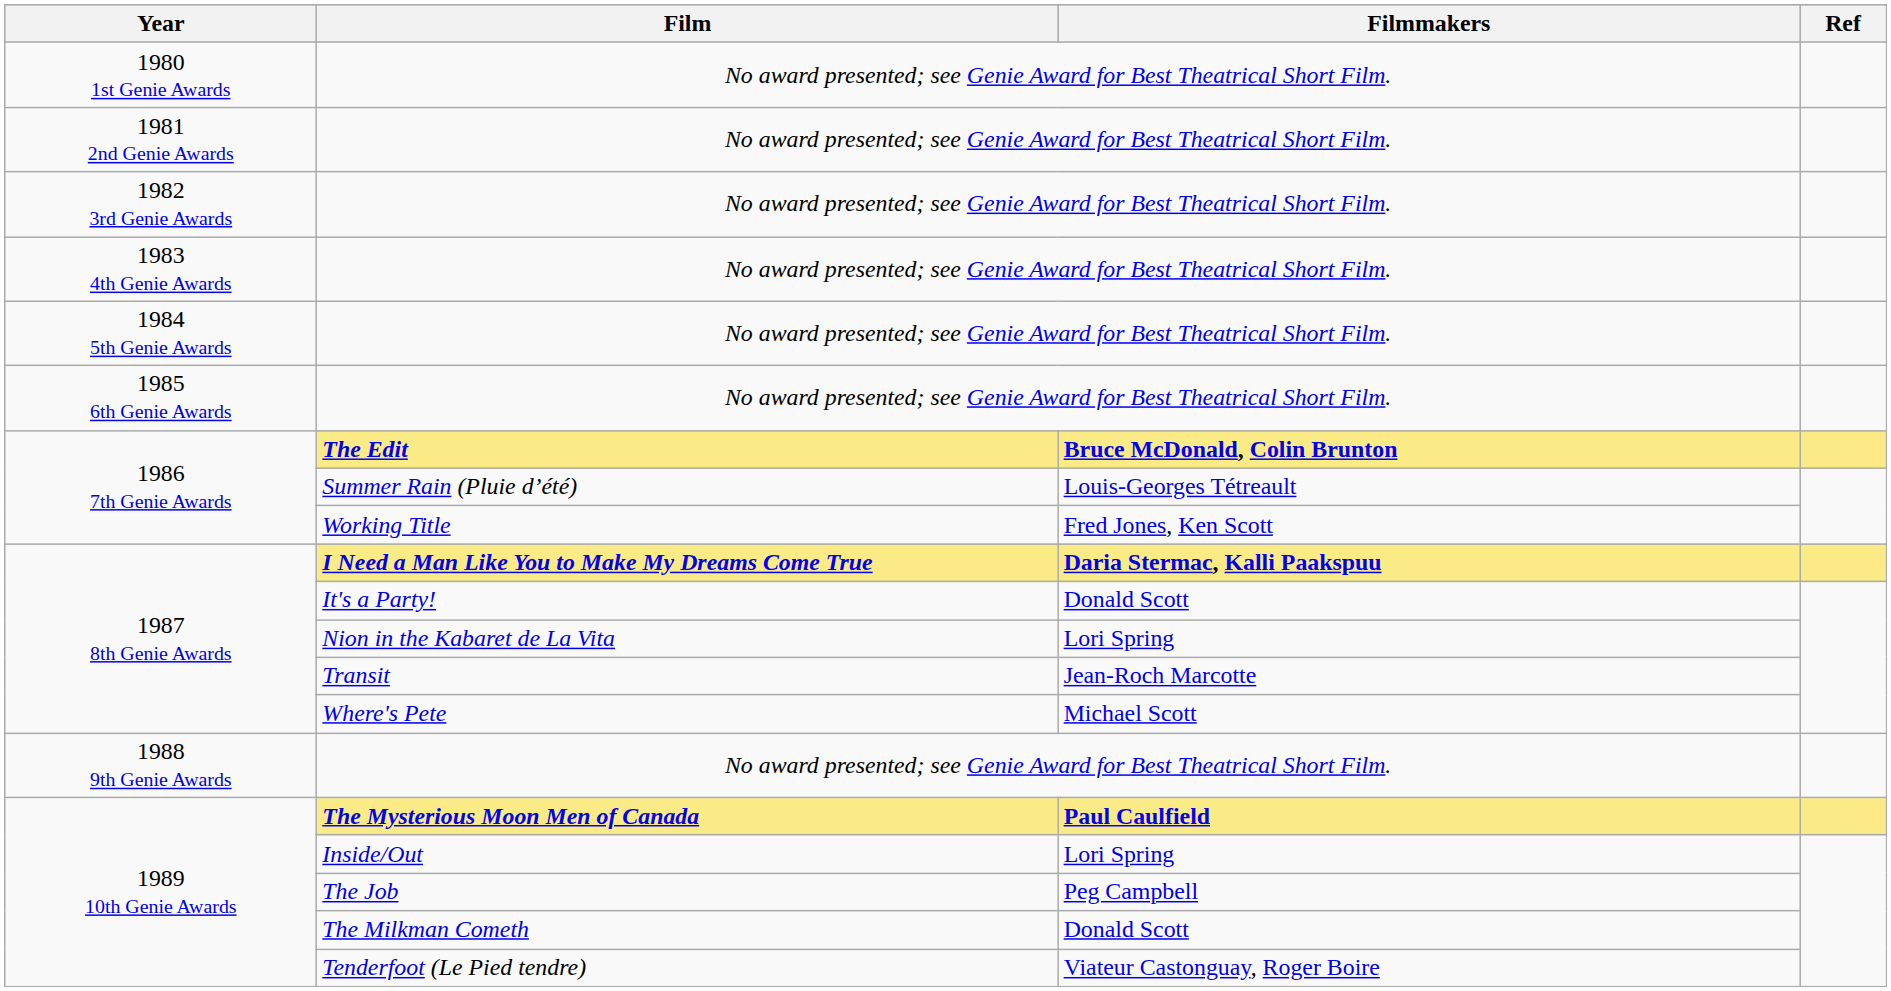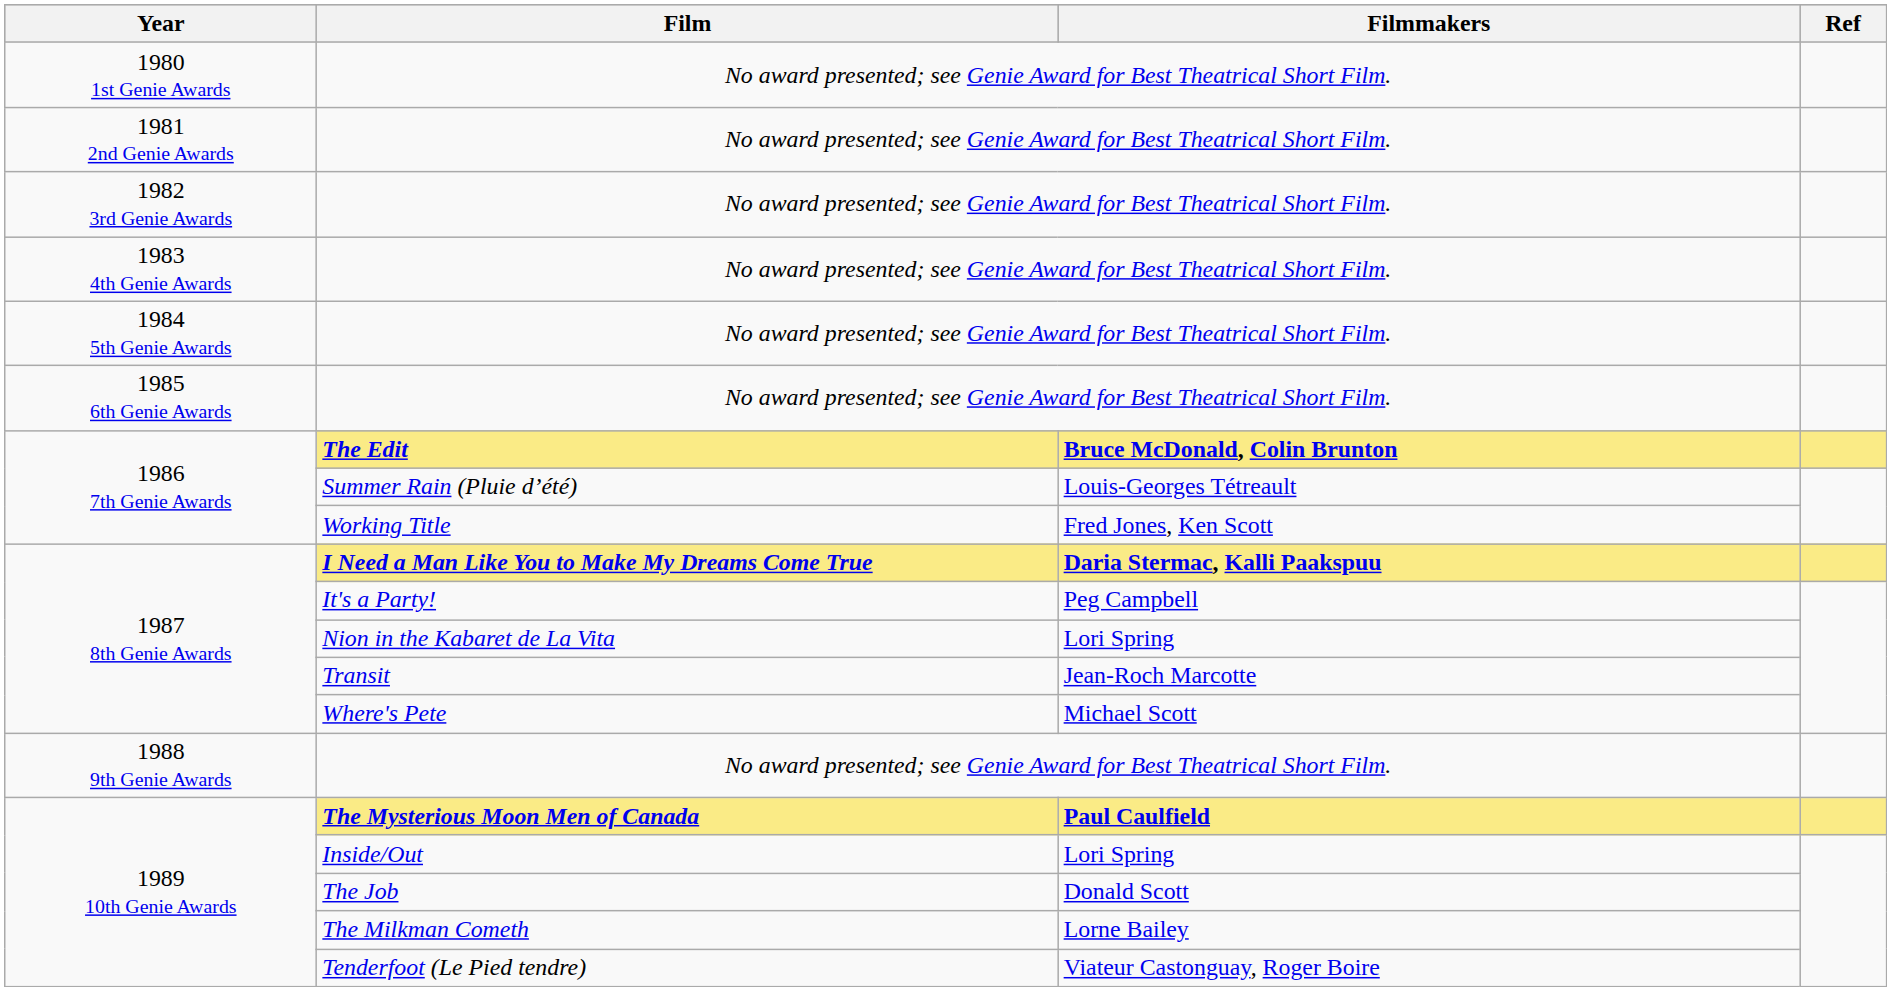(1126, 600) Donald Scott -> (1131, 600) Peg Campbell
(1131, 891) Peg Campbell -> (1126, 891) Donald Scott
(1126, 929) Donald Scott -> (1126, 929) Lorne Bailey
